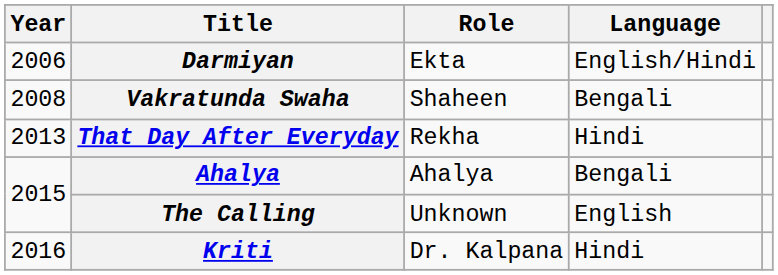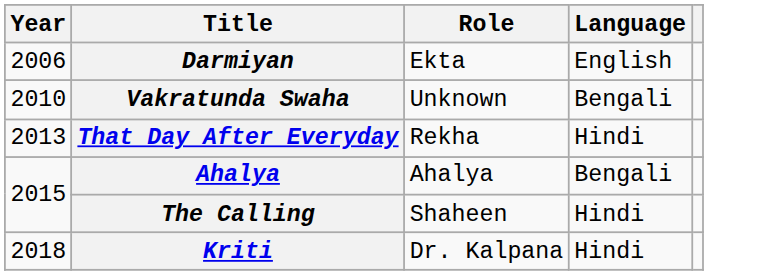(665, 62) English/Hindi -> (623, 62) English
(38, 100) 2008 -> (38, 100) 2010
(459, 100) Shaheen -> (459, 100) Unknown
(459, 213) Unknown -> (459, 213) Shaheen
(623, 213) English -> (609, 213) Hindi
(38, 251) 2016 -> (38, 251) 2018
